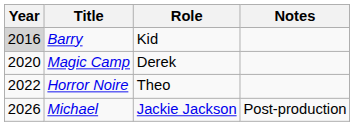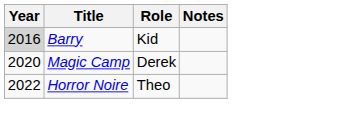- row: (73, 109)
